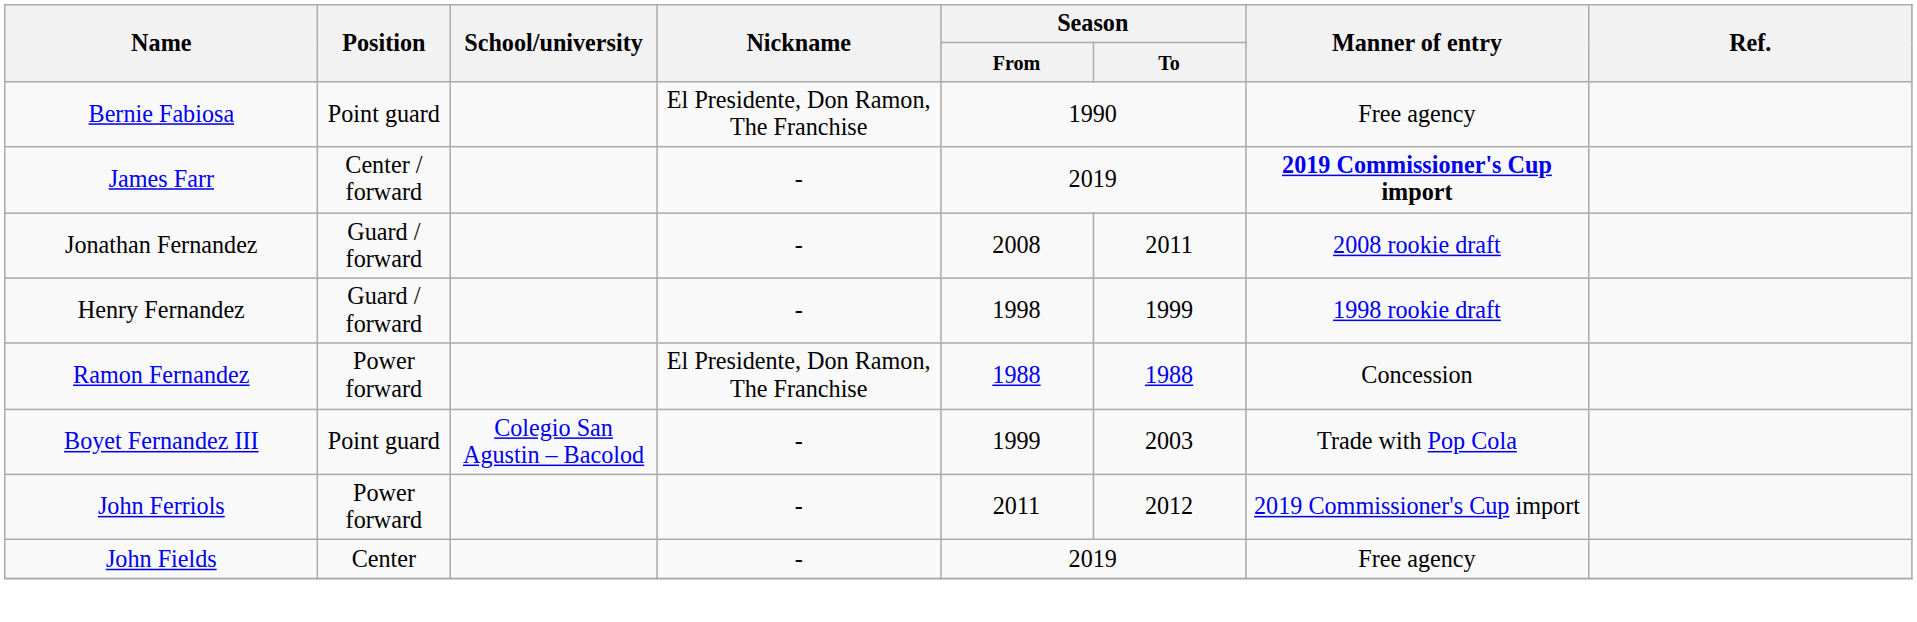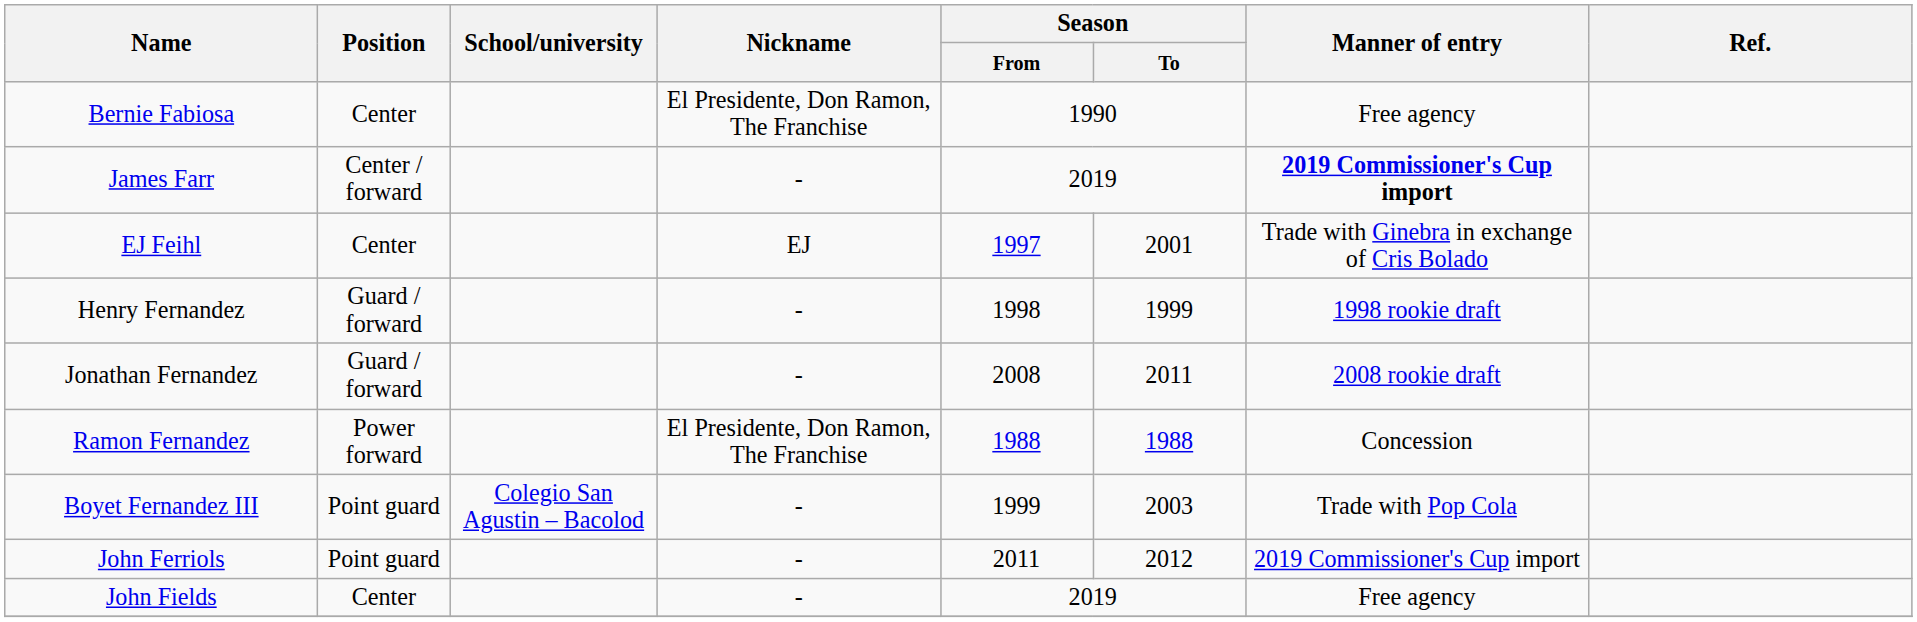(384, 113) Point guard -> (384, 113) Center
+ row: (161, 244)
rows swapped: (161, 244) <-> (161, 310)
(384, 506) Power forward -> (384, 558) Point guard
